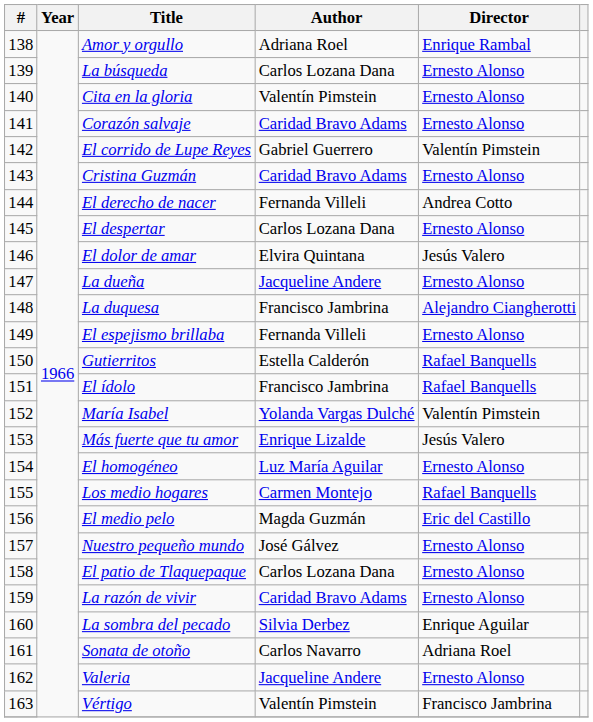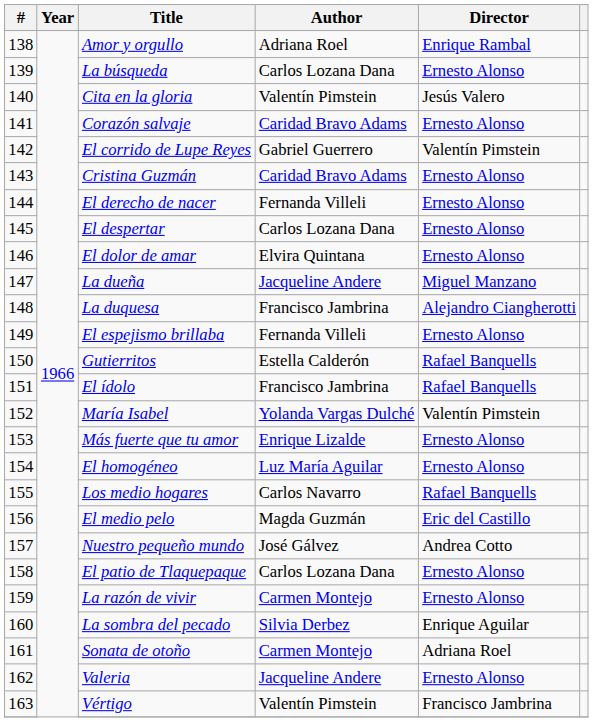(473, 96) Ernesto Alonso -> (463, 96) Jesús Valero
(467, 202) Andrea Cotto -> (473, 202) Ernesto Alonso
(463, 255) Jesús Valero -> (473, 255) Ernesto Alonso
(473, 281) Ernesto Alonso -> (479, 281) Miguel Manzano
(463, 439) Jesús Valero -> (473, 439) Ernesto Alonso
(315, 492) Carmen Montejo -> (310, 492) Carlos Navarro
(473, 545) Ernesto Alonso -> (467, 545) Andrea Cotto
(333, 598) Caridad Bravo Adams -> (315, 598) Carmen Montejo
(310, 651) Carlos Navarro -> (315, 651) Carmen Montejo
